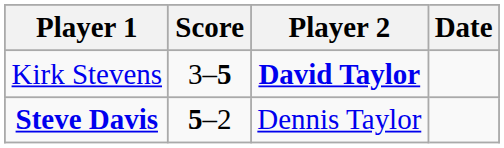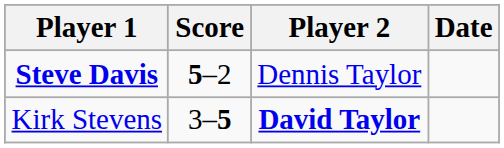rows swapped: (87, 119) <-> (87, 73)
